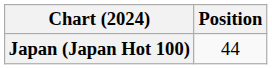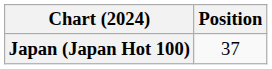(230, 48) 44 -> (230, 48) 37
